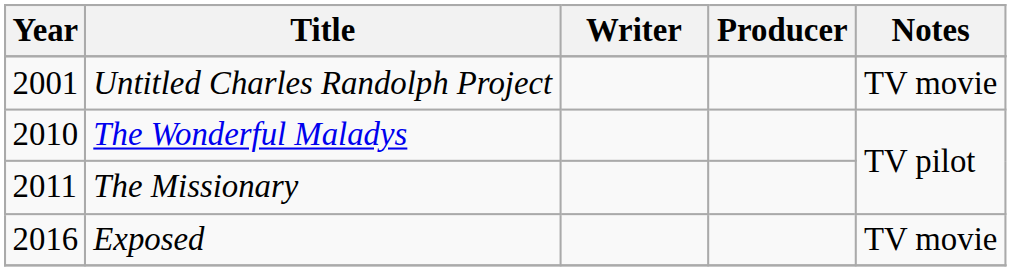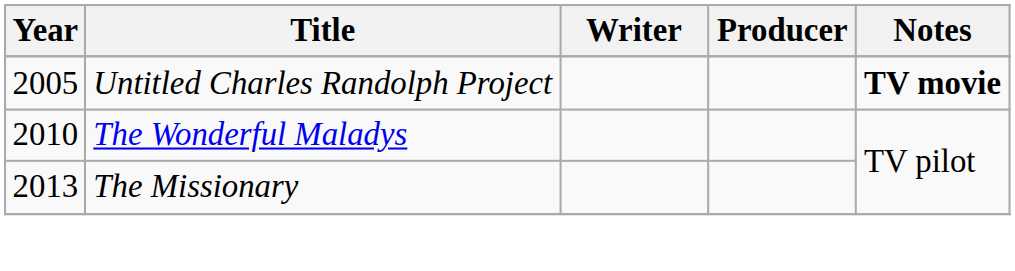(45, 82) 2001 -> (45, 82) 2005
(931, 82) normal -> (932, 82) bold
(45, 186) 2011 -> (45, 186) 2013
- row: (149, 238)
